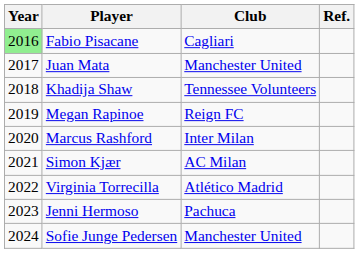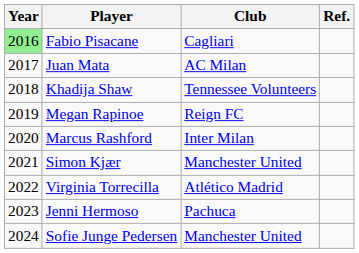(243, 65) Manchester United -> (215, 65) AC Milan
(215, 162) AC Milan -> (243, 162) Manchester United
